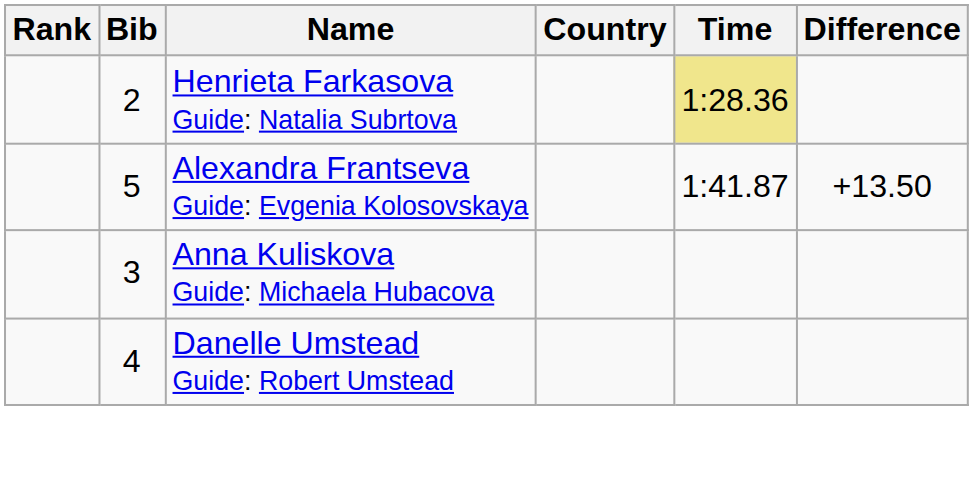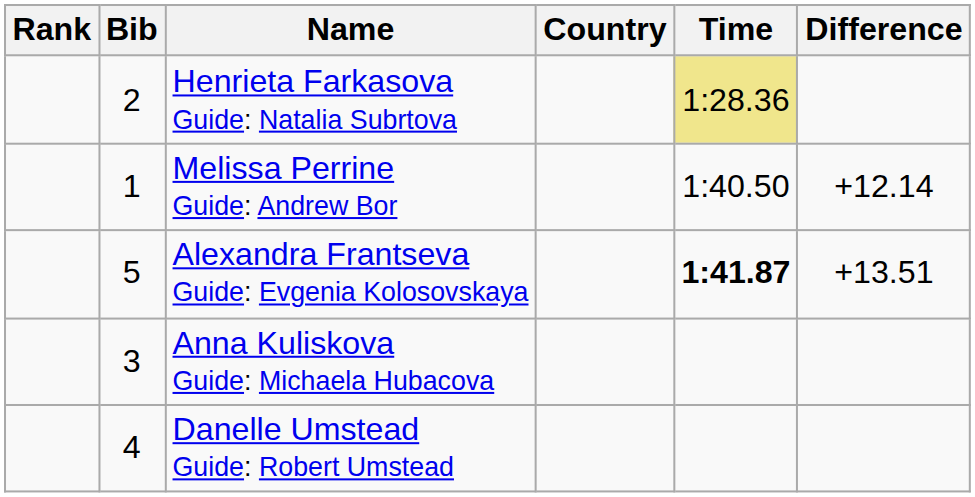+ row: (285, 186)
(735, 186) normal -> (736, 273) bold
(882, 186) +13.50 -> (884, 273) +13.51
